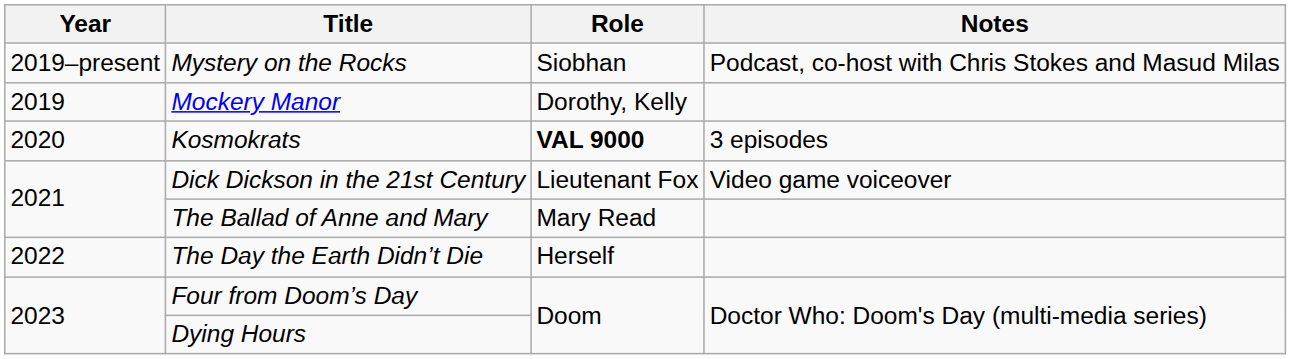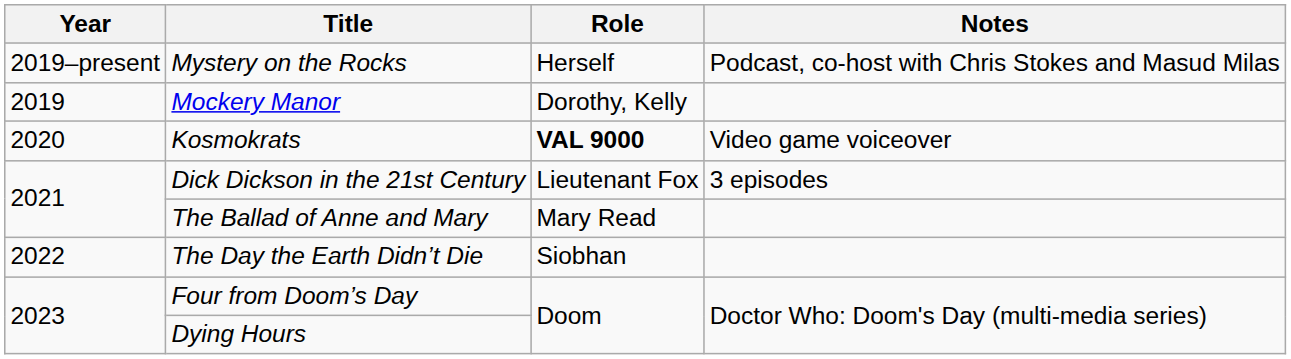(581, 62) Siobhan -> (575, 62) Herself
(769, 140) 3 episodes -> (831, 140) Video game voiceover
(831, 179) Video game voiceover -> (769, 179) 3 episodes
(575, 256) Herself -> (581, 256) Siobhan
